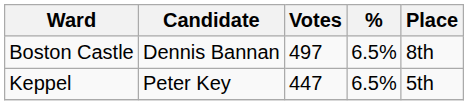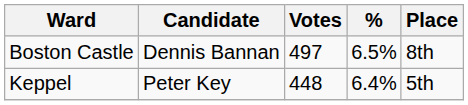(306, 83) 447 -> (306, 83) 448
(374, 83) 6.5% -> (374, 83) 6.4%
